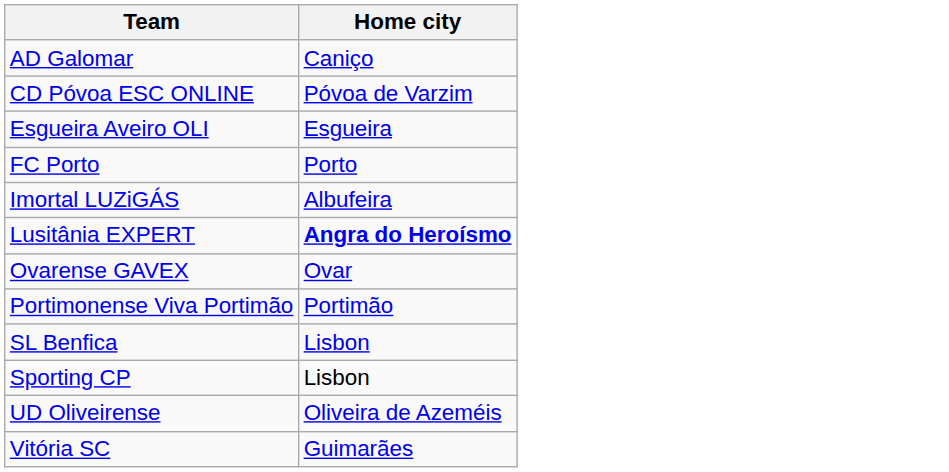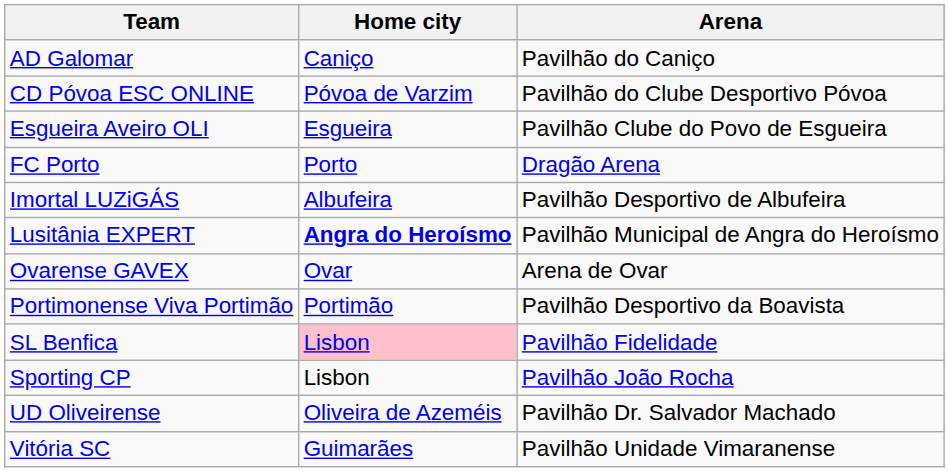+ column: (730, 22)
(337, 341) no background -> (337, 341) pink background
